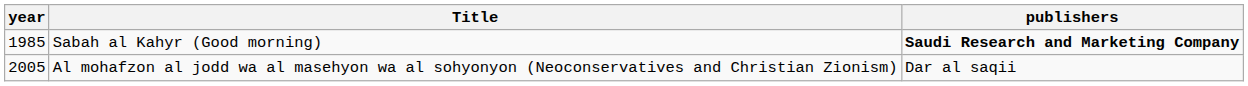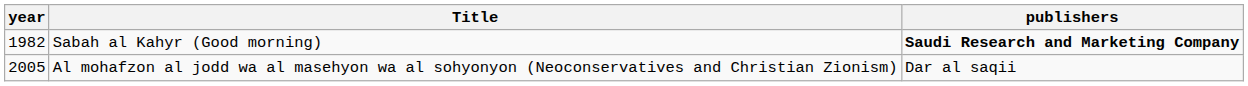(27, 42) 1985 -> (27, 42) 1982
